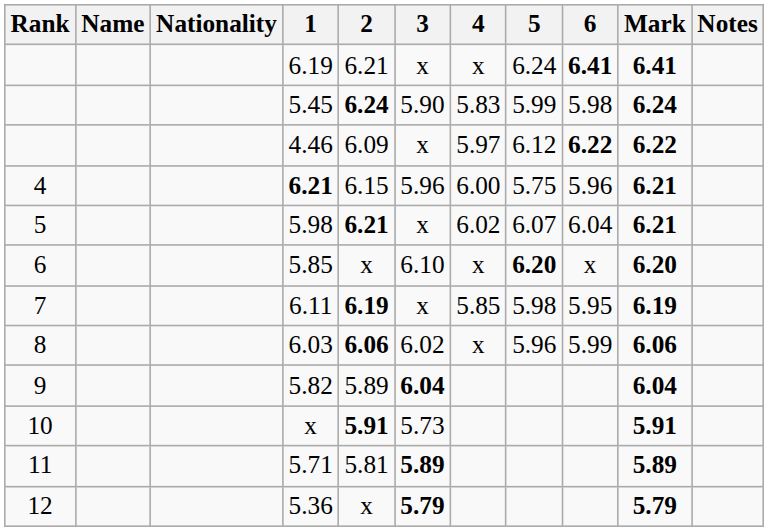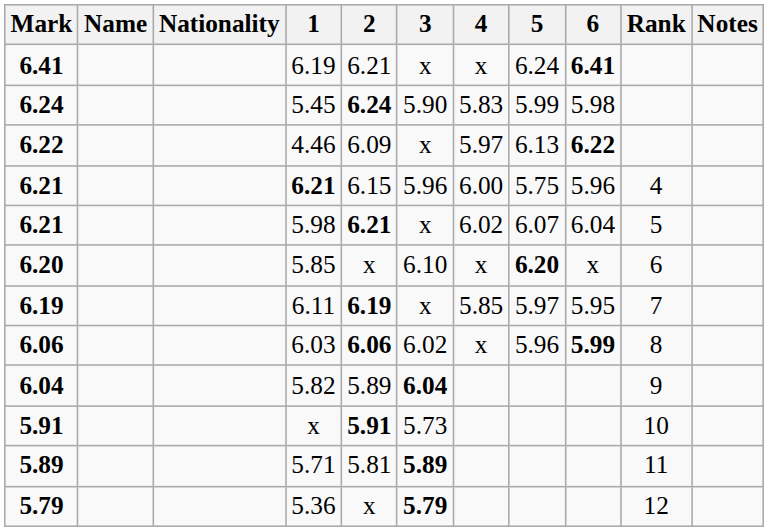columns swapped: (40, 24) <-> (655, 24)
(534, 144) 6.12 -> (537, 144) 6.13
(534, 305) 5.98 -> (537, 305) 5.97
(590, 345) normal -> (593, 345) bold
